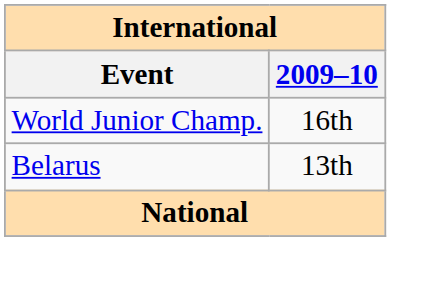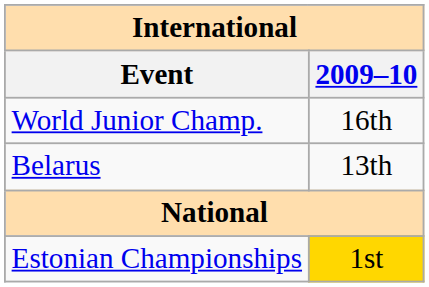+ row: (157, 258)
